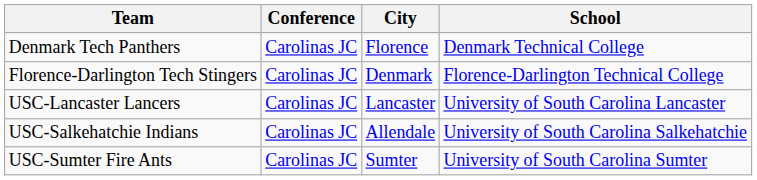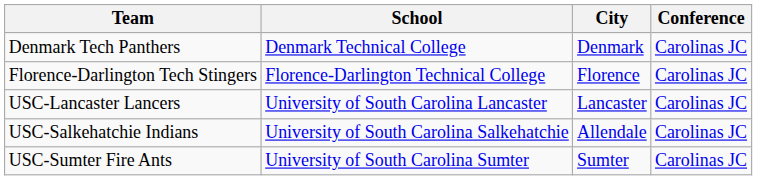columns swapped: (595, 18) <-> (311, 18)
(397, 47) Florence -> (610, 47) Denmark
(399, 75) Denmark -> (608, 75) Florence
